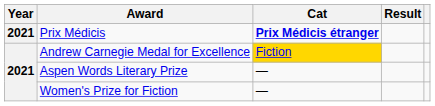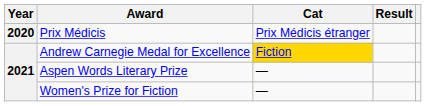(21, 33) 2021 -> (21, 33) 2020
(317, 33) bold -> (313, 33) normal
